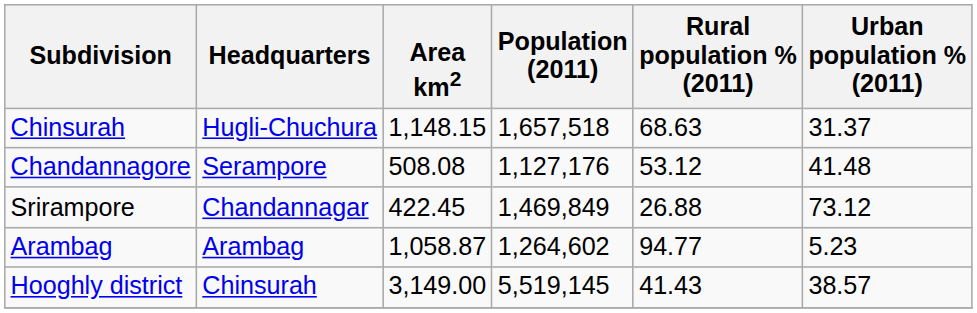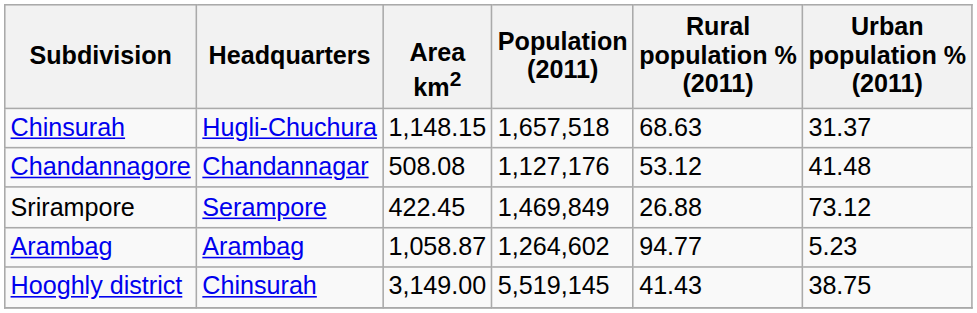(264, 167) Serampore -> (285, 167) Chandannagar
(285, 207) Chandannagar -> (264, 207) Serampore
(840, 286) 38.57 -> (840, 286) 38.75
